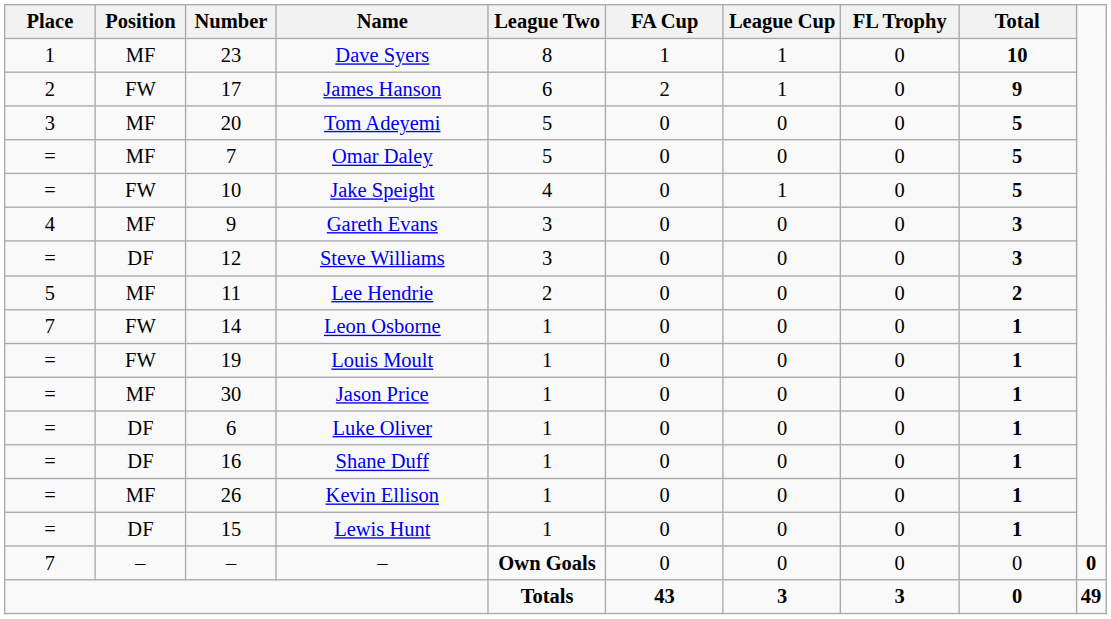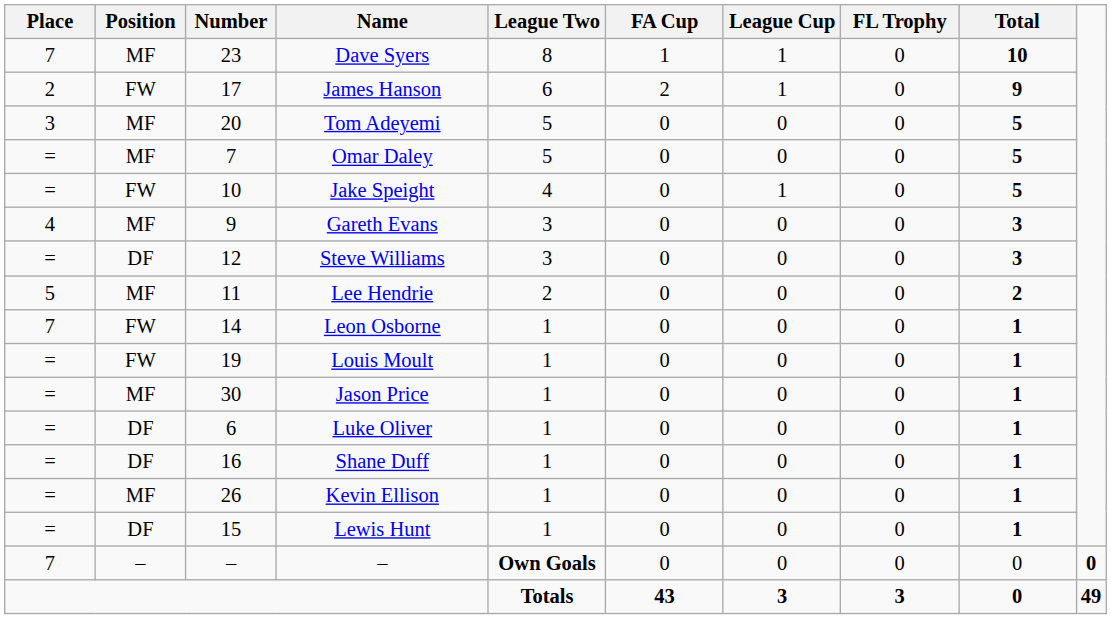(50, 55) 1 -> (50, 55) 7
